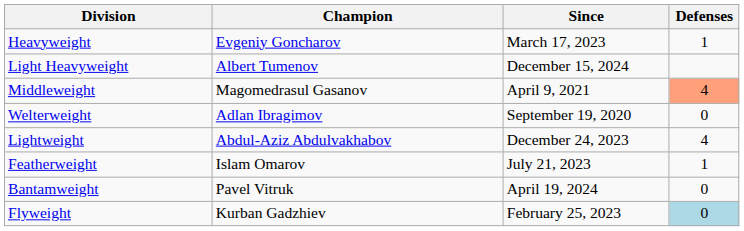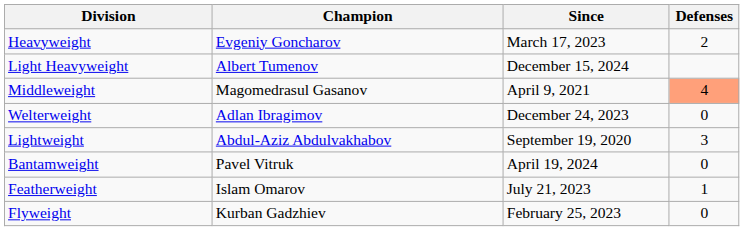(704, 41) 1 -> (704, 41) 2
(569, 115) September 19, 2020 -> (568, 115) December 24, 2023
(568, 139) December 24, 2023 -> (569, 139) September 19, 2020
(704, 139) 4 -> (704, 139) 3
rows swapped: (52, 164) <-> (53, 189)
(704, 213) lightblue background -> (704, 213) no background
